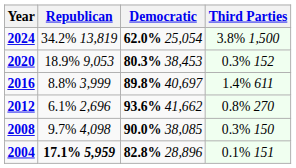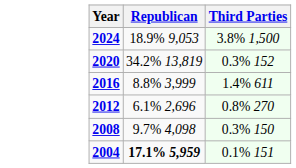- column: (163, 16)
(79, 39) 34.2% 13,819 -> (164, 39) 18.9% 9,053
(79, 61) 18.9% 9,053 -> (164, 61) 34.2% 13,819
